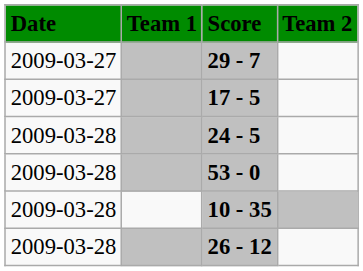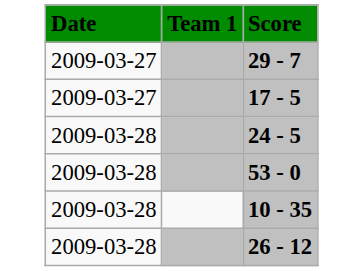- column: (317, 23)
